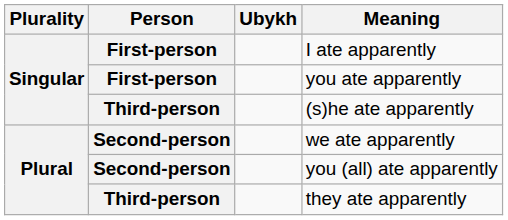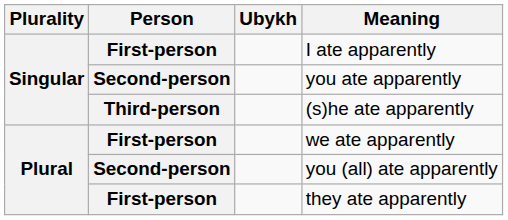(162, 79) First-person -> (162, 79) Second-person
(162, 139) Second-person -> (162, 139) First-person
(162, 199) Third-person -> (162, 199) First-person
